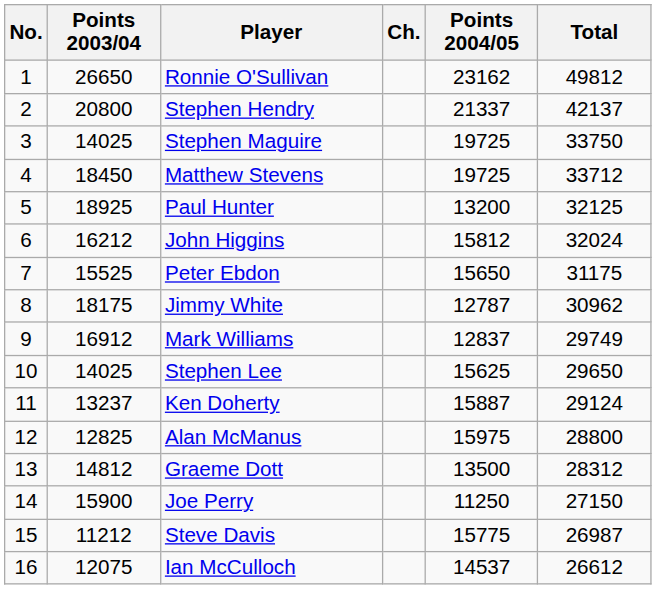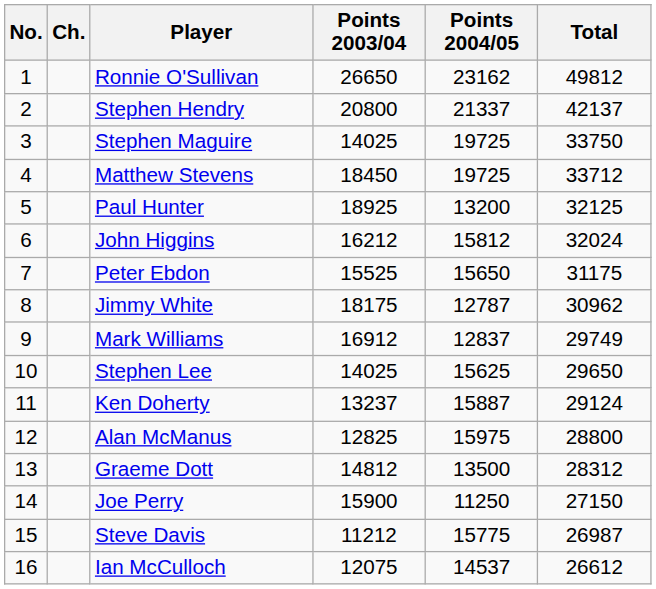columns swapped: (404, 32) <-> (104, 32)
